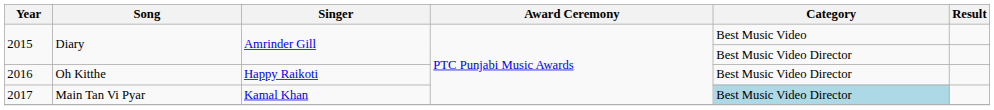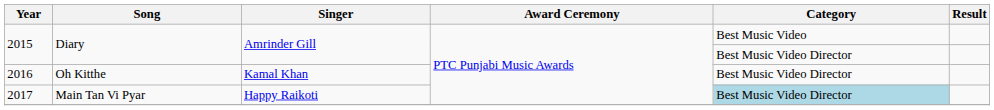(281, 74) Happy Raikoti -> (276, 74) Kamal Khan
(276, 94) Kamal Khan -> (281, 94) Happy Raikoti
